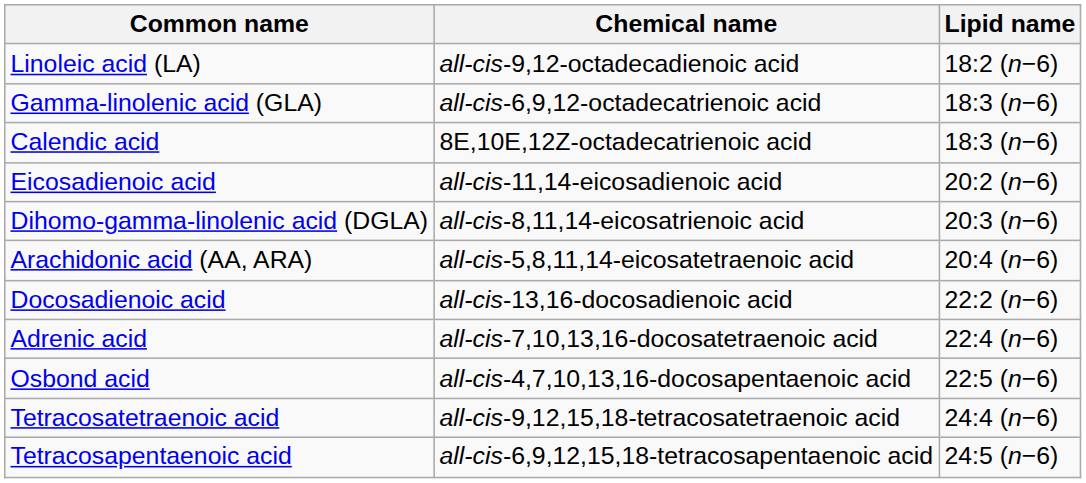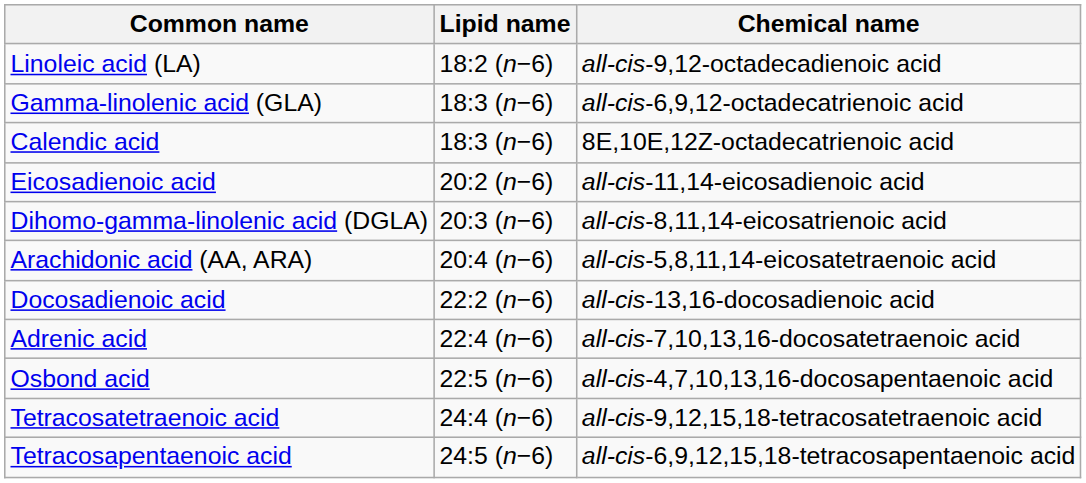columns swapped: (1010, 24) <-> (686, 24)
